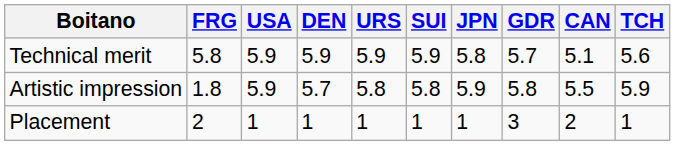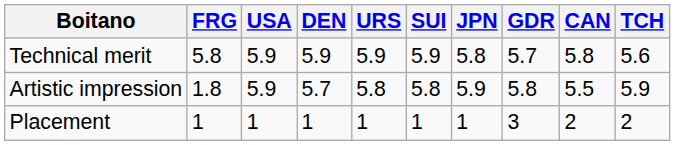(579, 55) 5.1 -> (579, 55) 5.8
(198, 122) 2 -> (198, 122) 1
(626, 122) 1 -> (626, 122) 2
